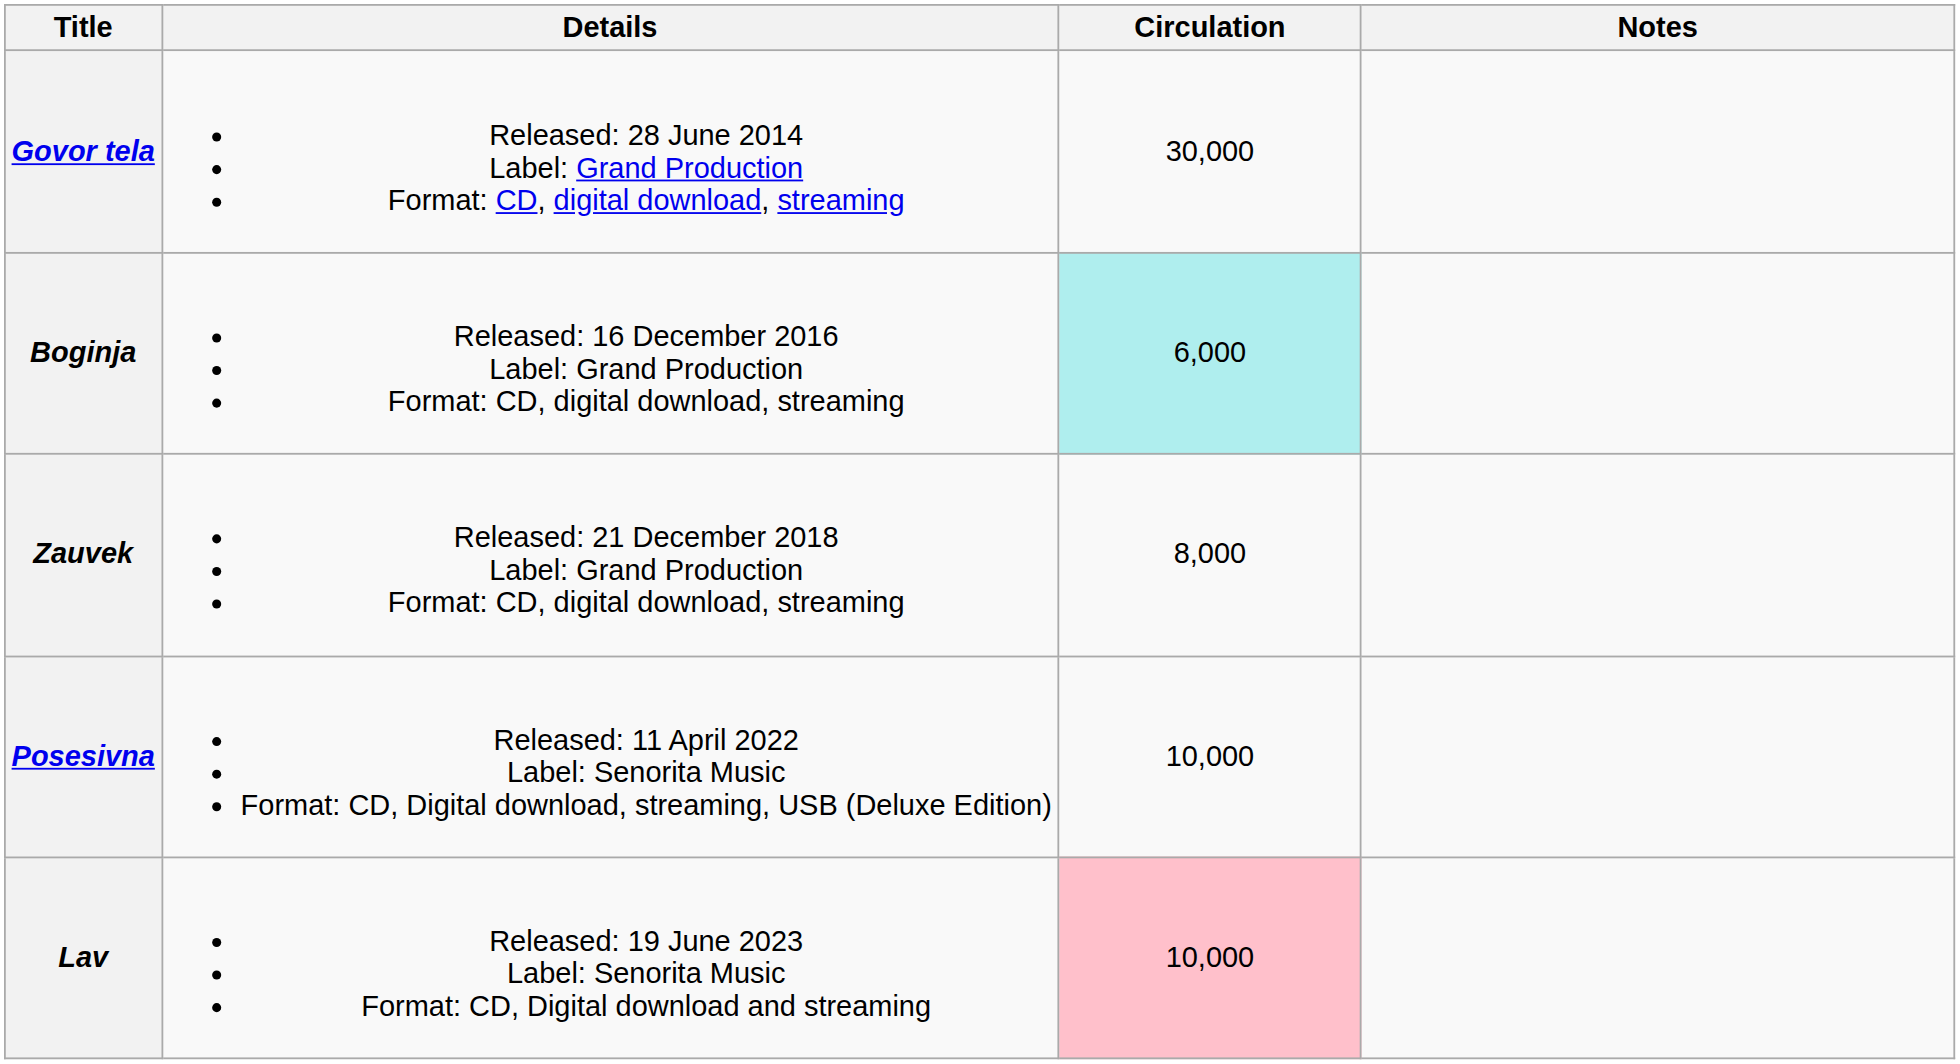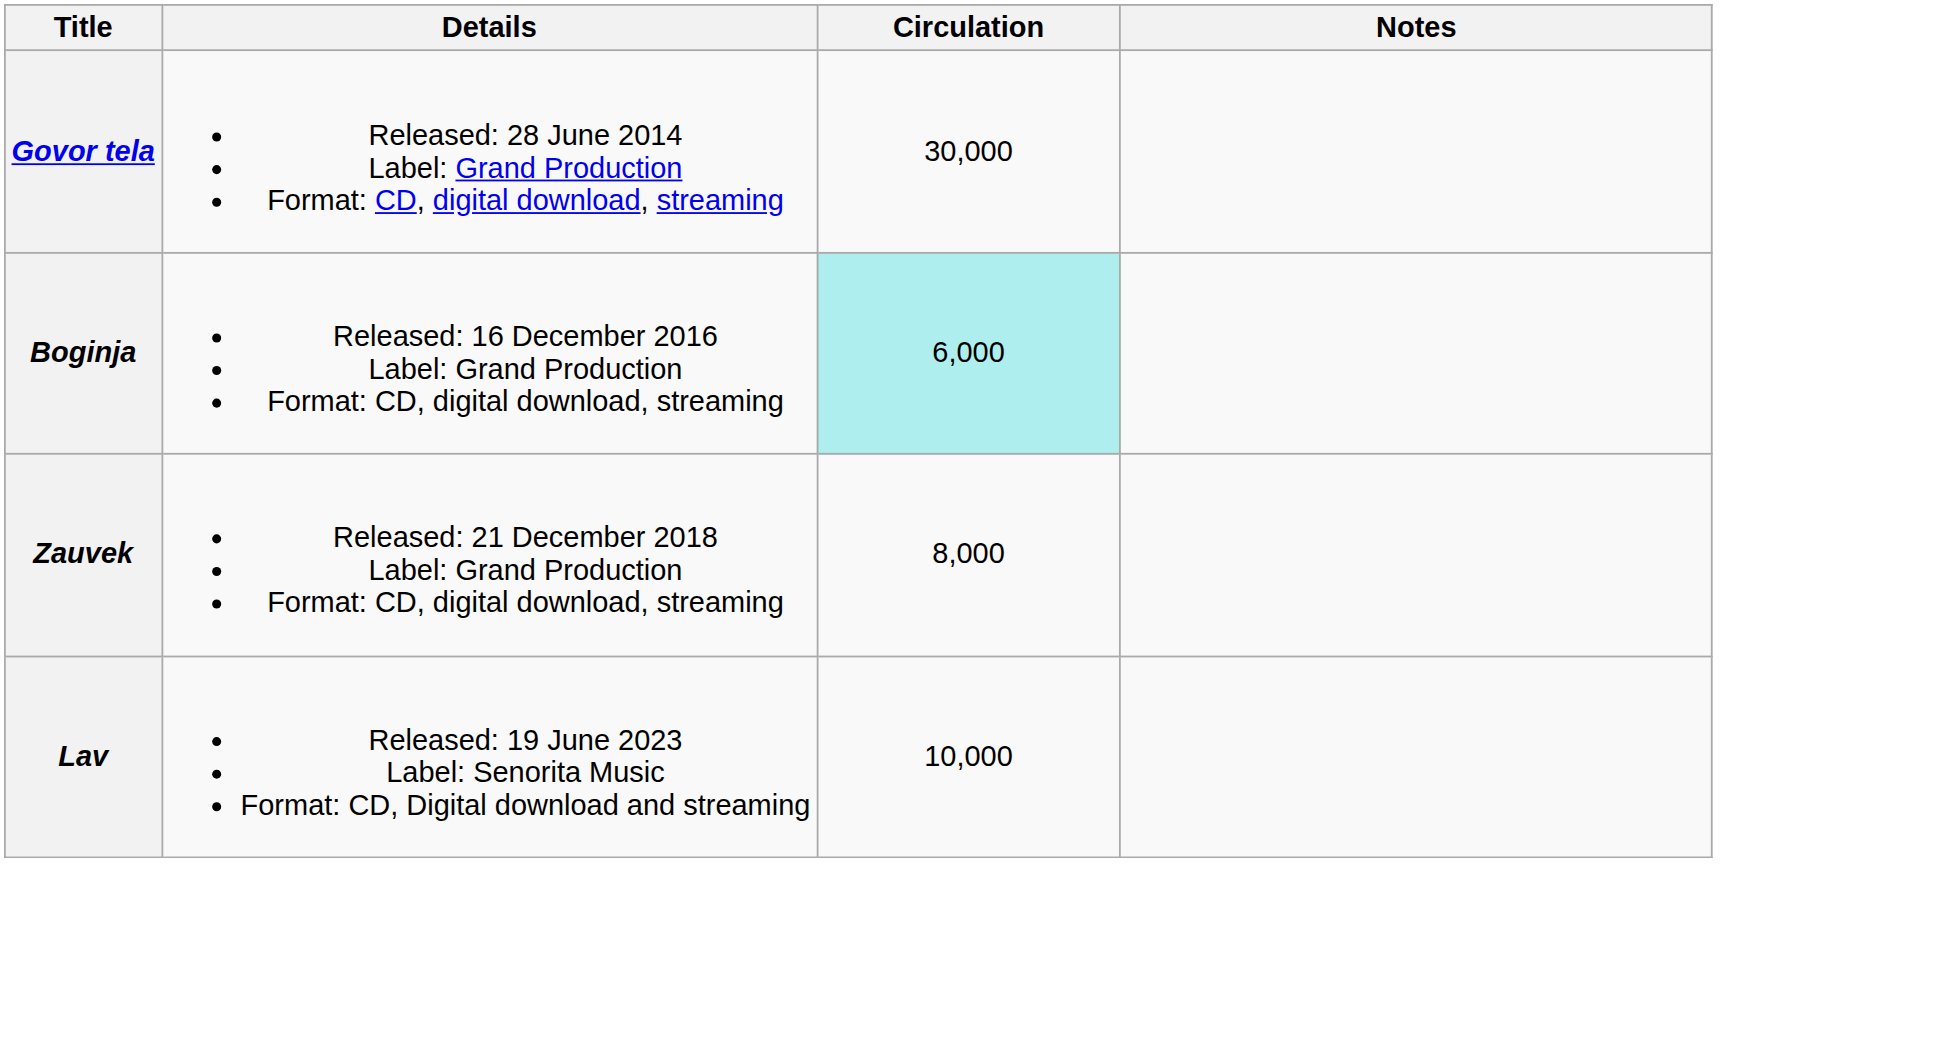- row: (83, 755)
(1210, 957) pink background -> (969, 755) no background
